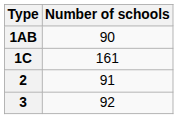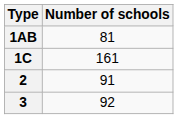(107, 37) 90 -> (107, 37) 81
